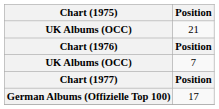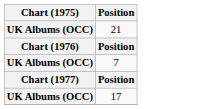(89, 96) German Albums (Offizielle Top 100) -> (50, 96) UK Albums (OCC)
